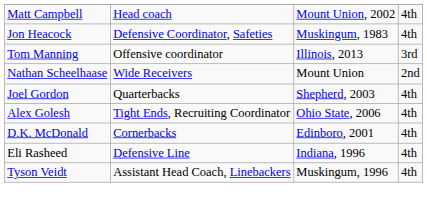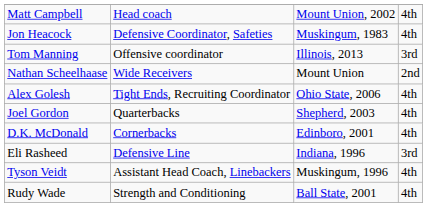rows swapped: (39, 113) <-> (38, 93)
(409, 152) 4th -> (409, 152) 3rd
+ row: (36, 192)
